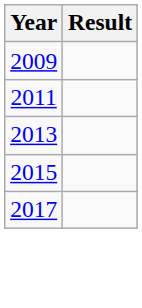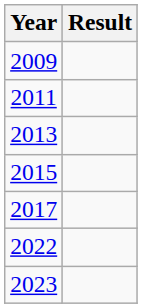+ row: (34, 246)
+ row: (34, 284)
